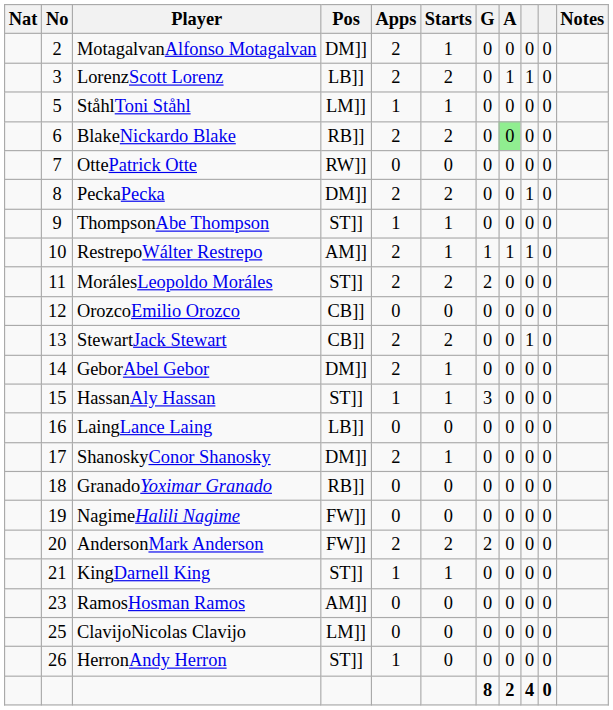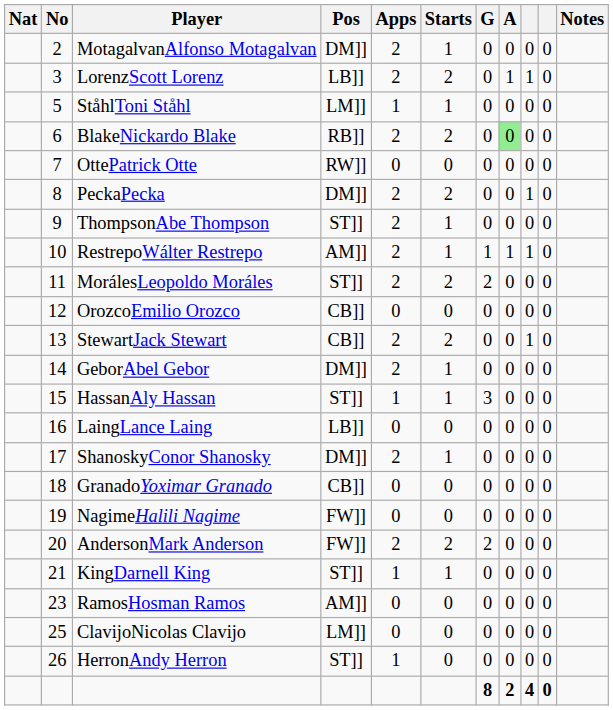(396, 223) 1 -> (396, 223) 2
(346, 485) RB]] -> (346, 485) CB]]
